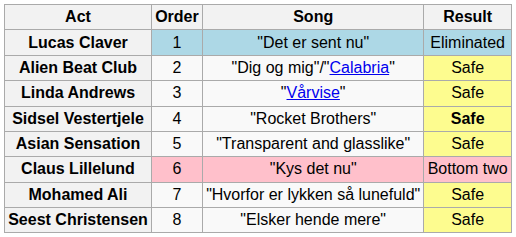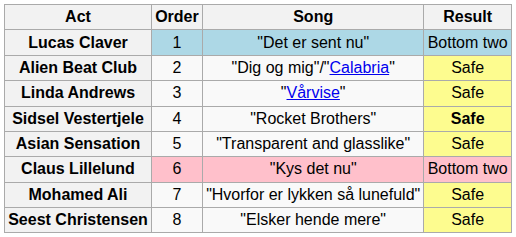(468, 42) Eliminated -> (468, 42) Bottom two
